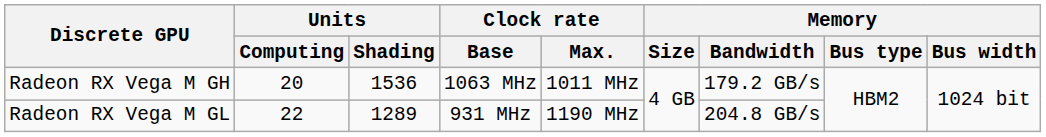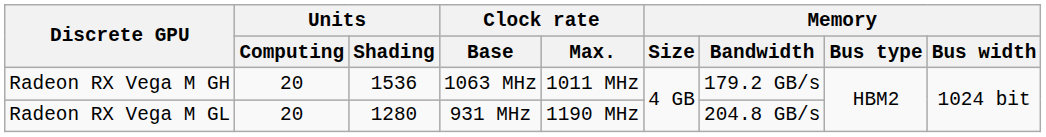(292, 115) 22 -> (292, 115) 20
(394, 115) 1289 -> (394, 115) 1280
